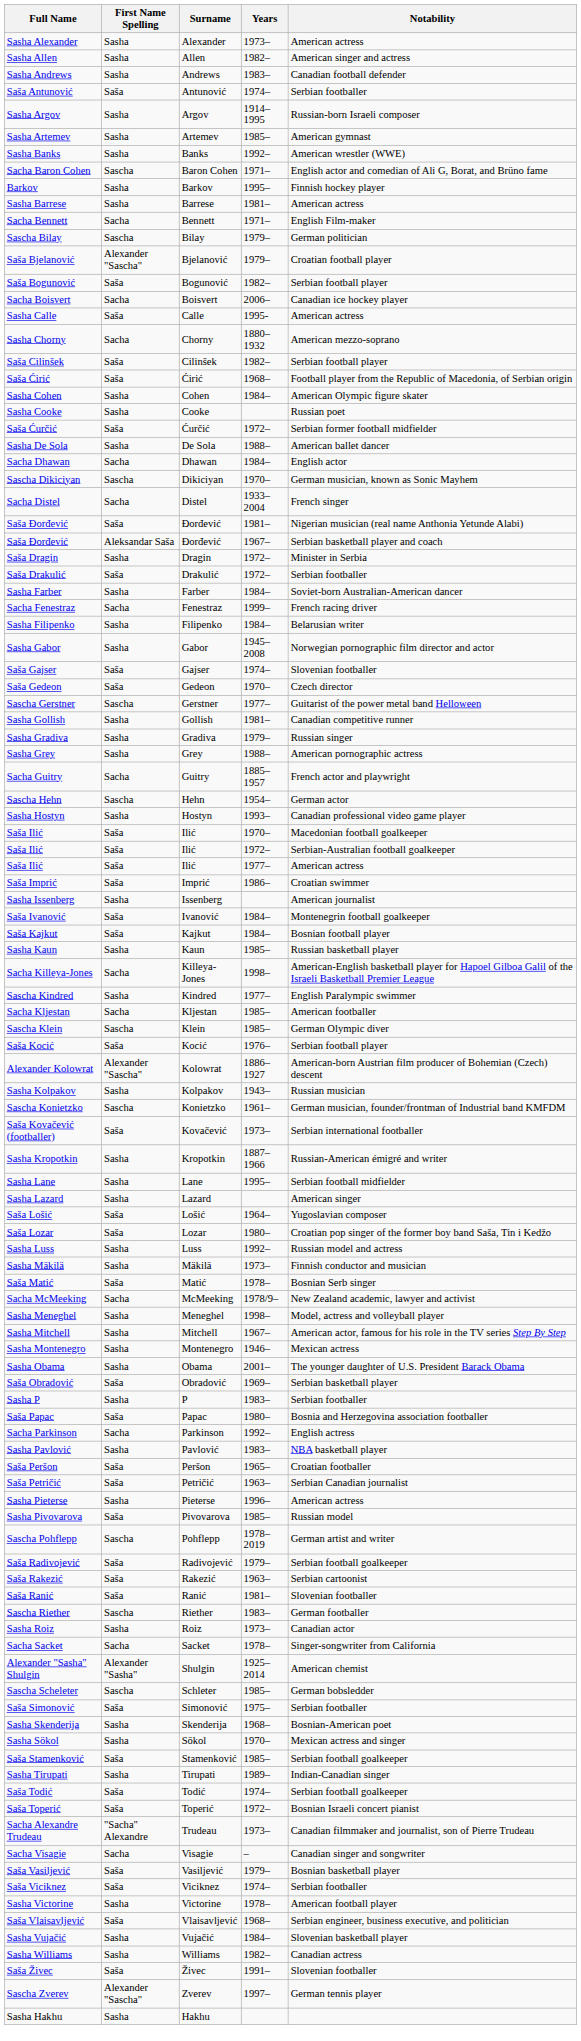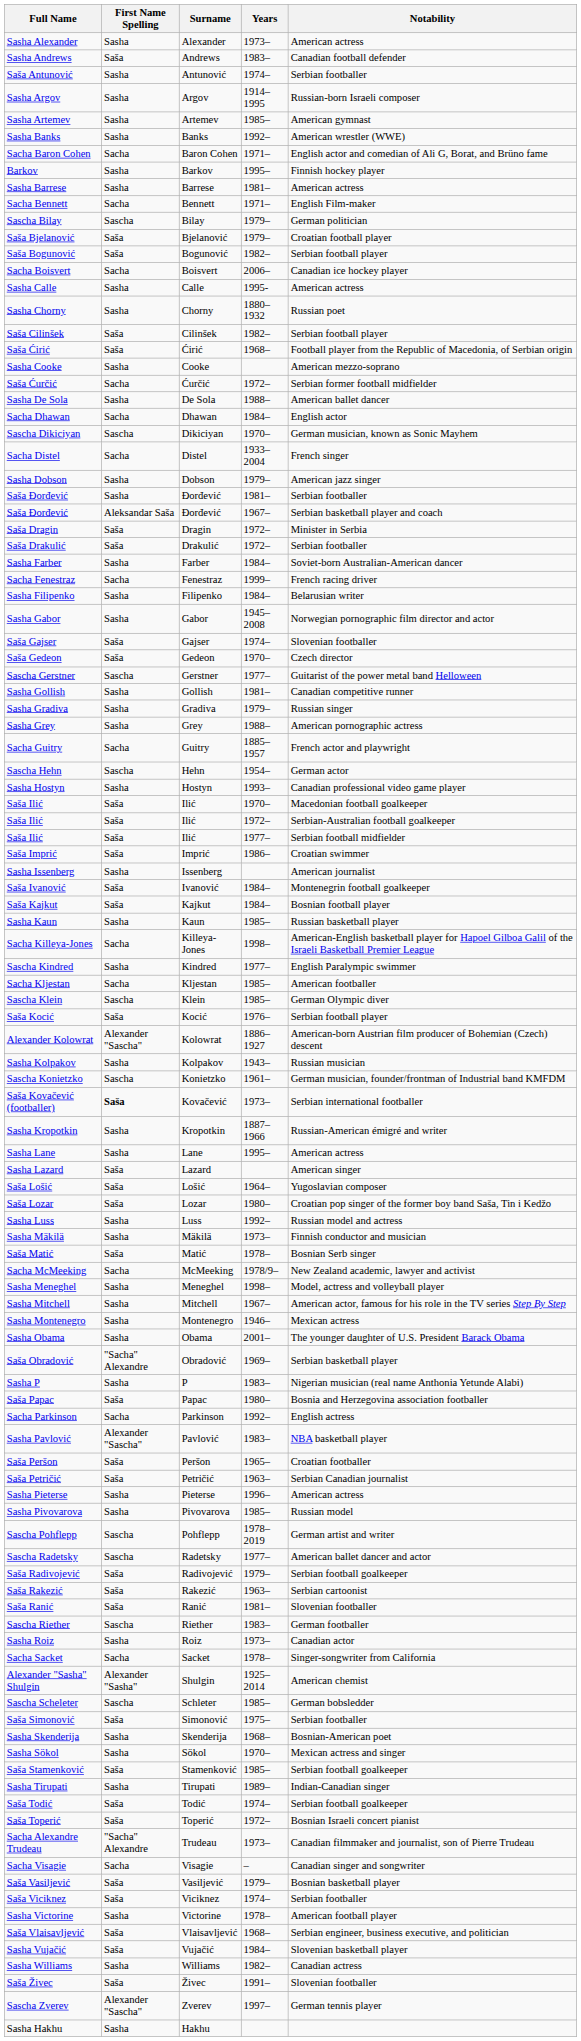- row: (32, 58)
(116, 74) Sasha -> (114, 58) Saša
(114, 91) Saša -> (116, 74) Sasha
(119, 170) Sascha -> (117, 153) Sacha
(126, 260) Alexander "Sascha" -> (114, 237) Saša
(114, 316) Saša -> (116, 287) Sasha
(117, 339) Sacha -> (116, 310) Sasha
(345, 339) American mezzo-soprano -> (318, 310) Russian poet
- row: (34, 395)
(318, 412) Russian poet -> (345, 366) American mezzo-soprano
(114, 428) Saša -> (117, 383) Sacha
+ row: (37, 479)
(114, 524) Saša -> (116, 495) Sasha
(407, 524) Nigerian musician (real name Anthonia Yetunde Alabi) -> (329, 495) Serbian footballer
(116, 557) Sasha -> (114, 529) Saša
(327, 866) American actress -> (348, 837) Serbian football midfielder
(114, 1130) normal -> (114, 1101) bold
(348, 1181) Serbian football midfielder -> (327, 1153) American actress
(116, 1198) Sasha -> (114, 1170) Saša
(114, 1382) Saša -> (126, 1360) "Sacha" Alexandre
(329, 1399) Serbian footballer -> (407, 1382) Nigerian musician (real name Anthonia Yetunde Alabi)
(116, 1449) Sasha -> (126, 1439) Alexander "Sascha"
(114, 1516) Saša -> (116, 1511) Sasha
+ row: (42, 1557)
(116, 1937) Sasha -> (114, 1949) Saša
